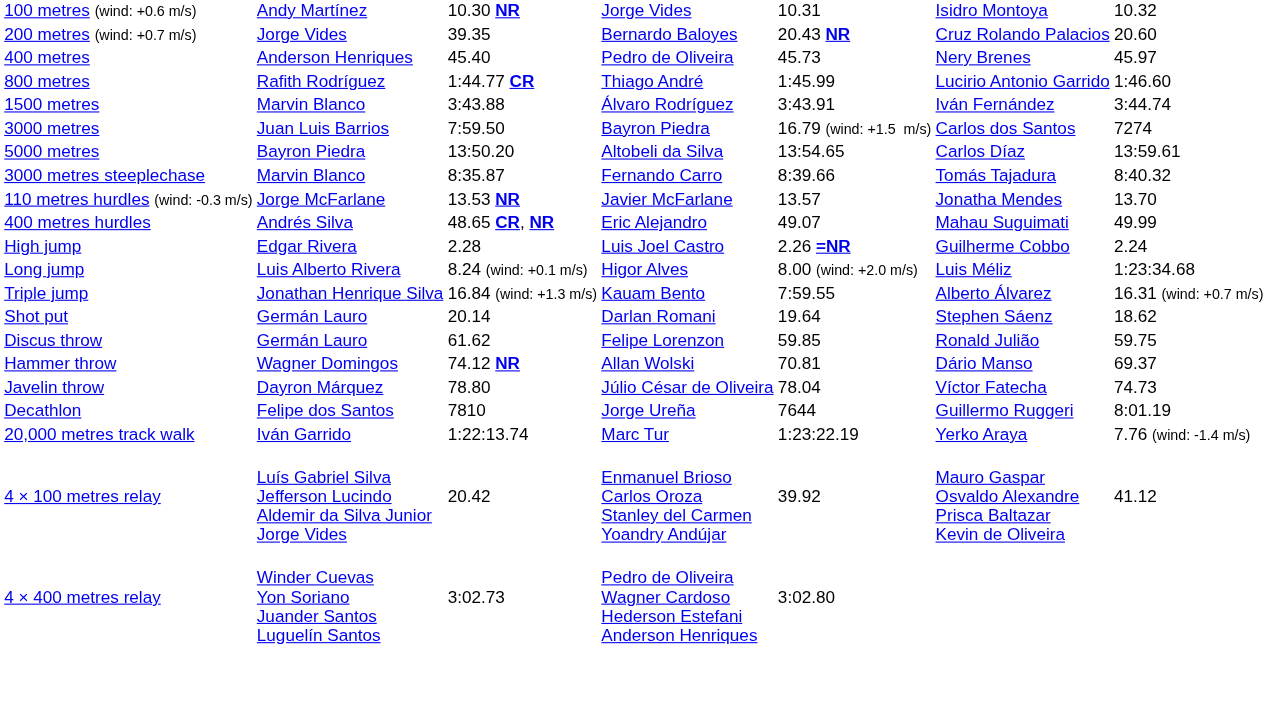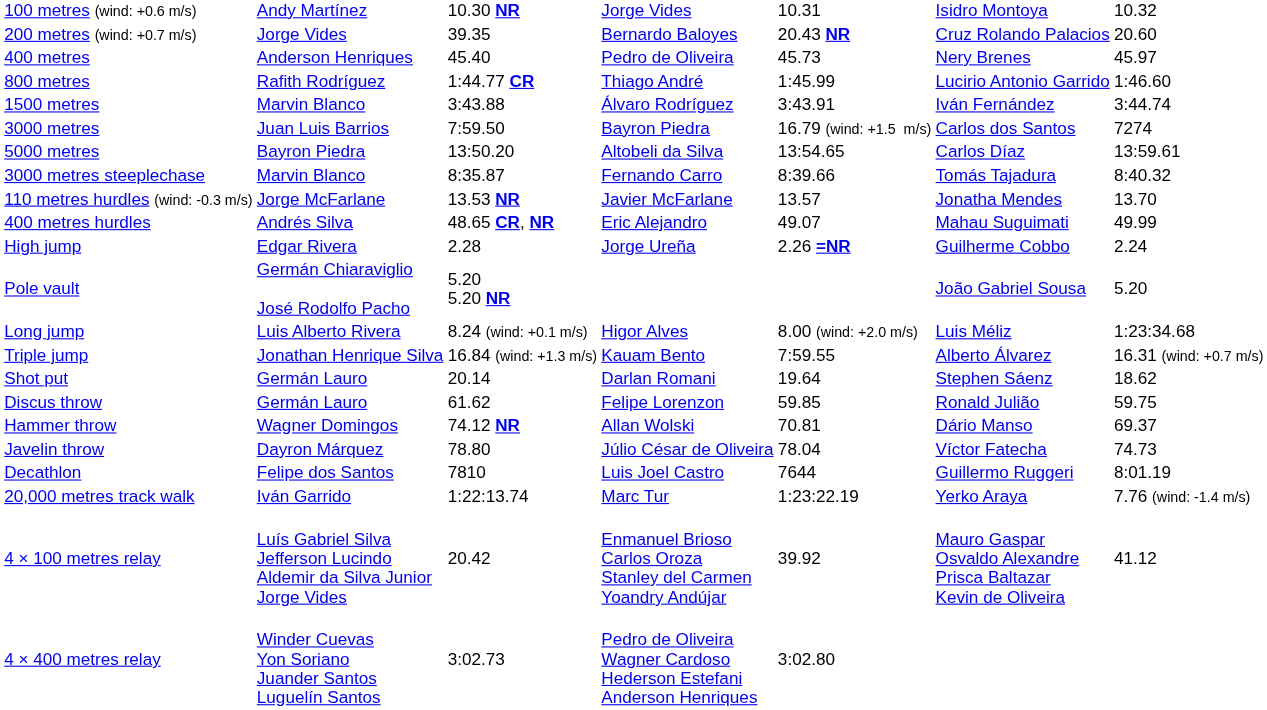(663, 246) Luis Joel Castro -> (648, 246) Jorge Ureña
+ row: (42, 289)
(648, 410) Jorge Ureña -> (663, 473) Luis Joel Castro
